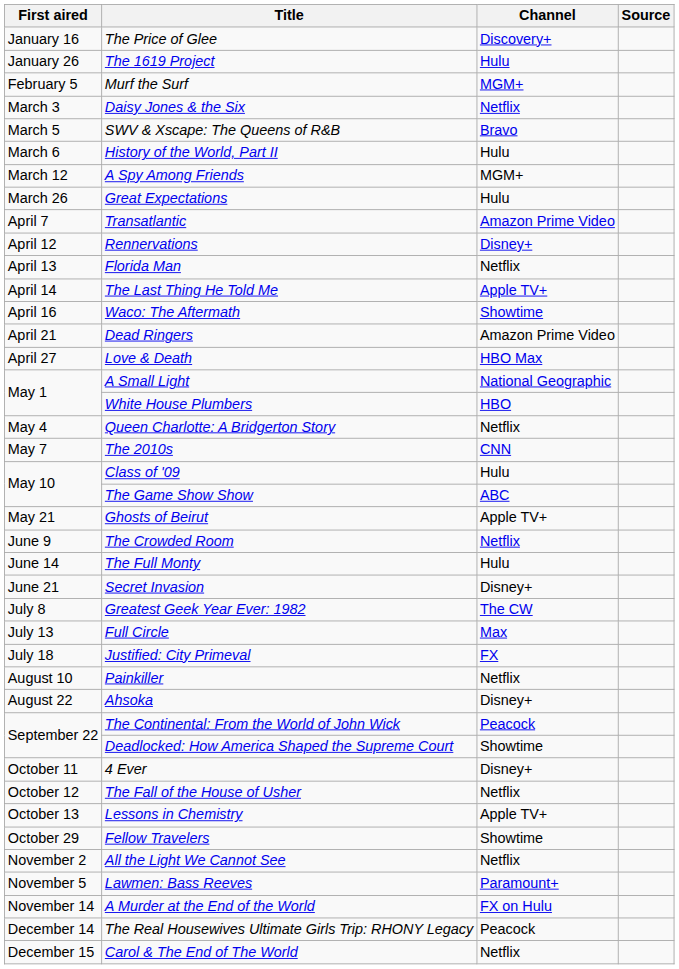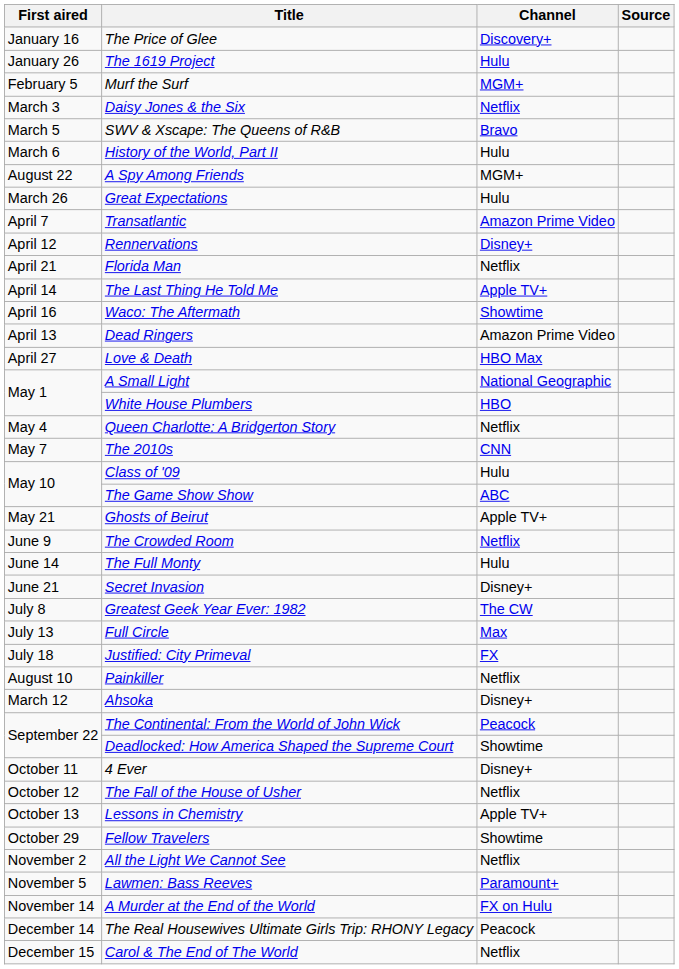(38, 175) March 12 -> (40, 175) August 22
(32, 267) April 13 -> (32, 267) April 21
(32, 335) April 21 -> (32, 335) April 13
(40, 701) August 22 -> (38, 701) March 12
